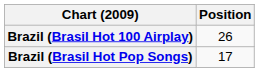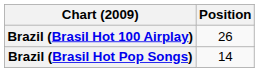(225, 57) 17 -> (225, 57) 14
